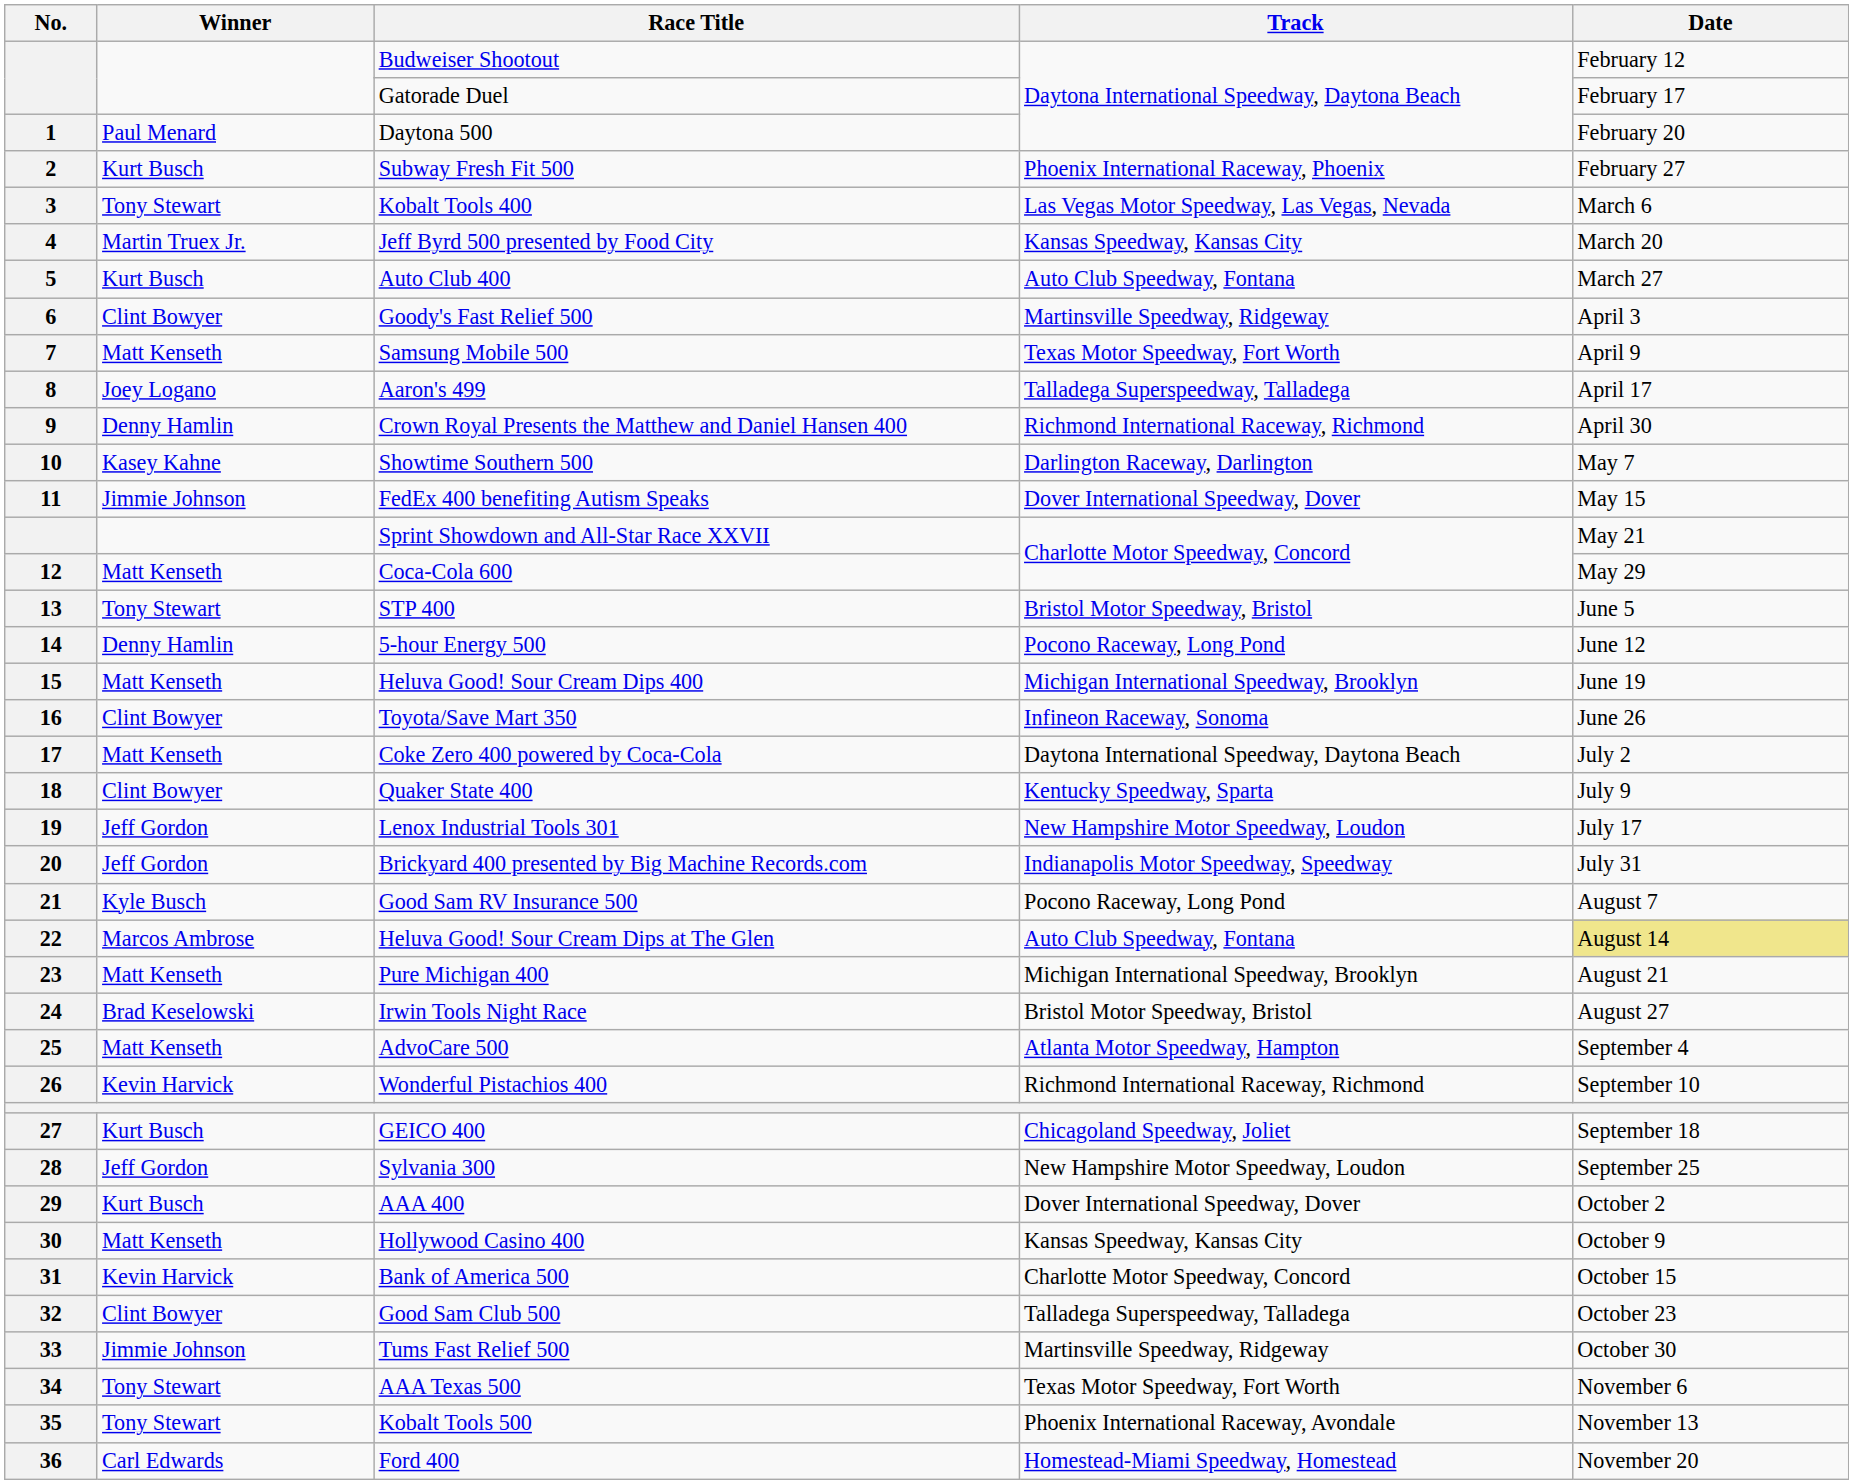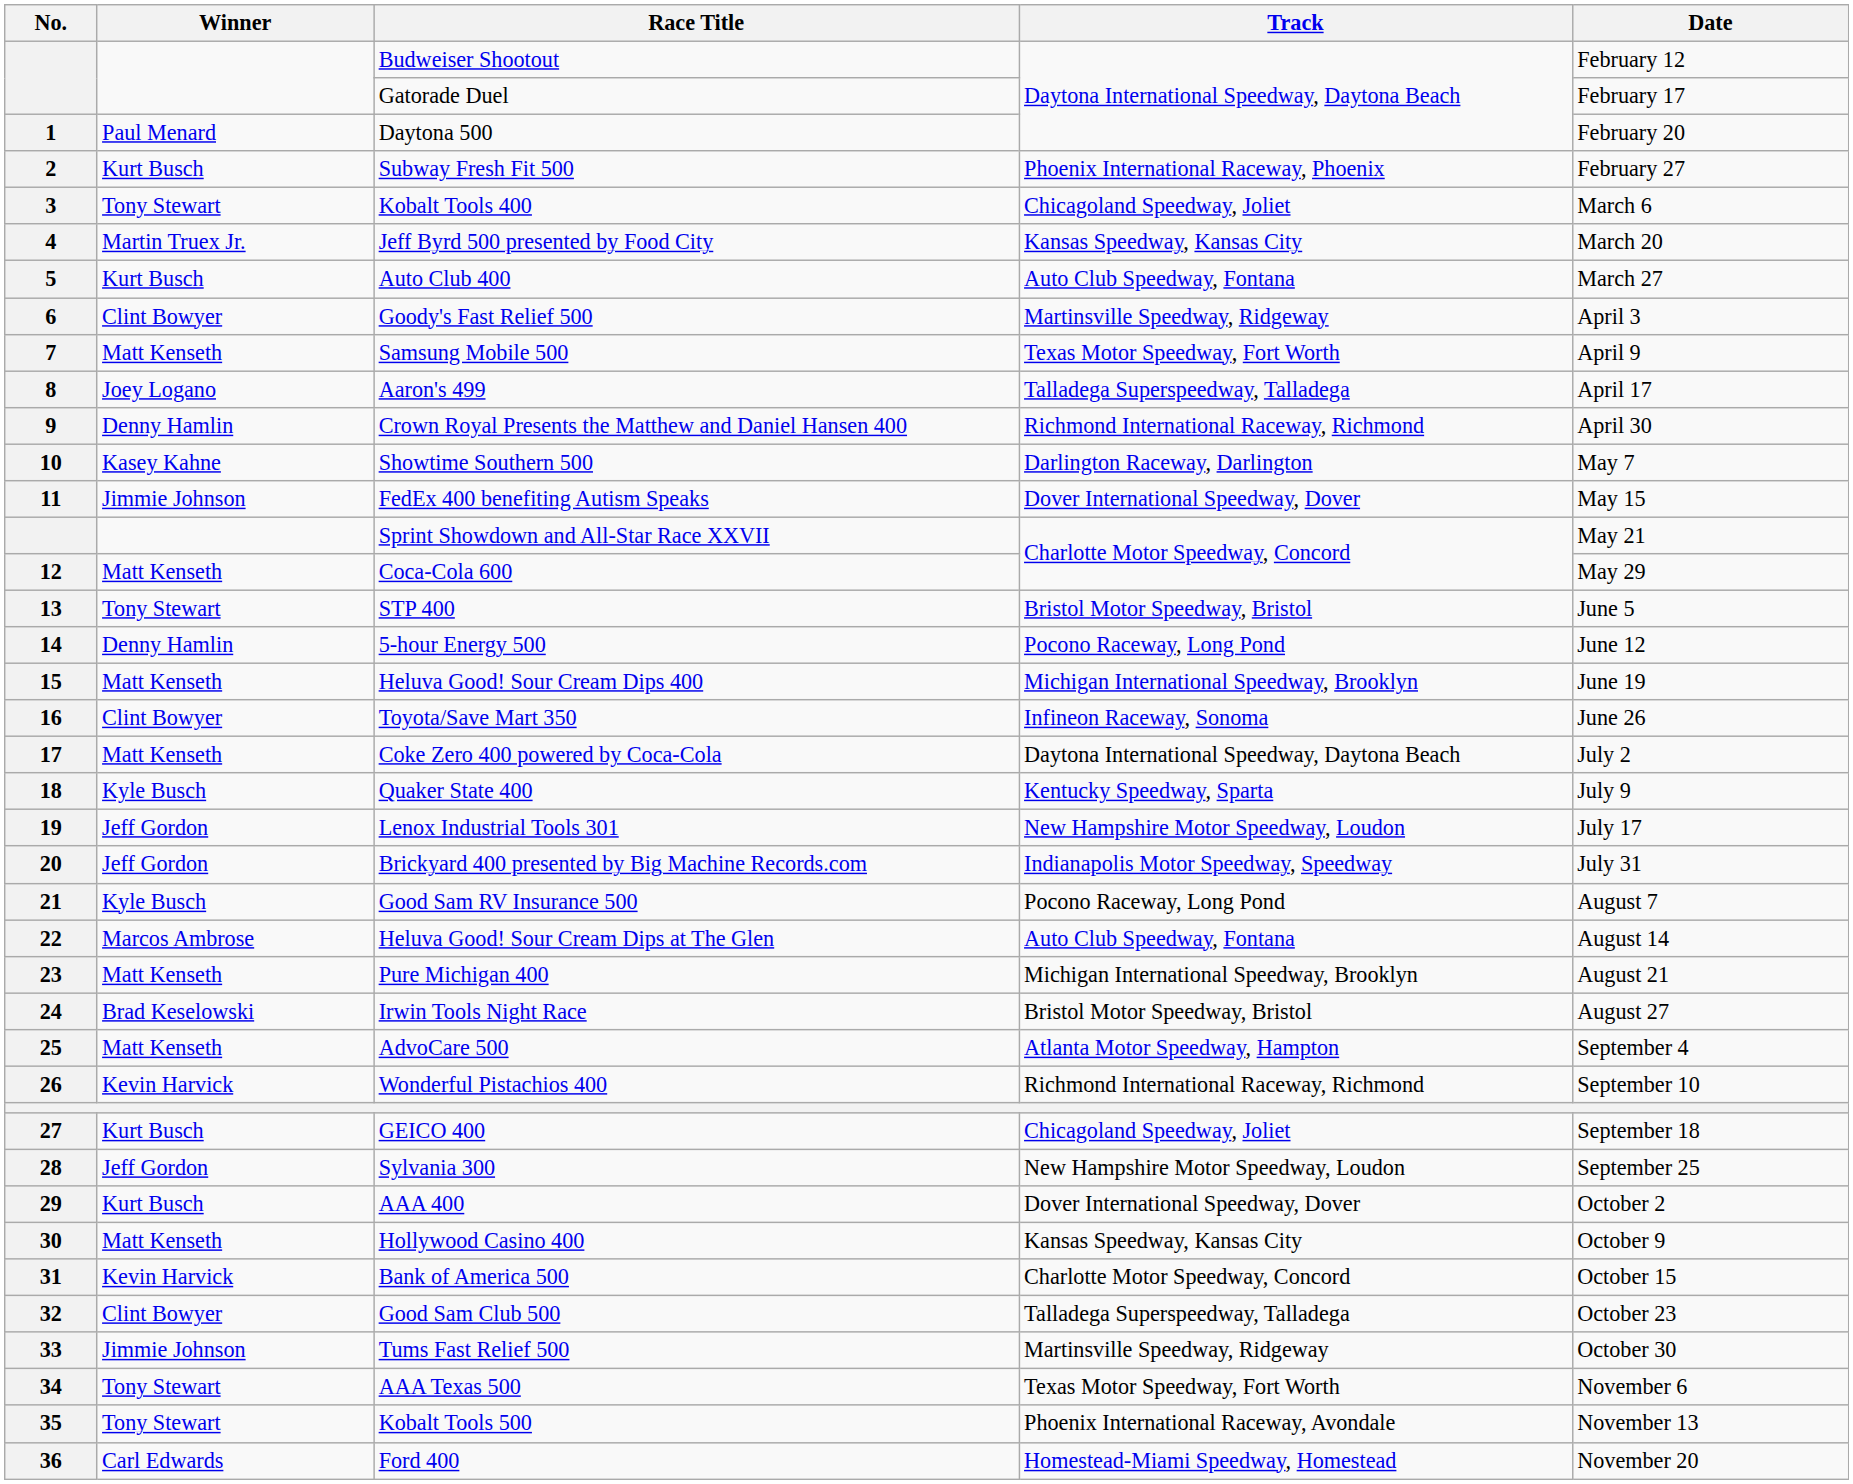(1237, 205) Las Vegas Motor Speedway, Las Vegas, Nevada -> (1157, 205) Chicagoland Speedway, Joliet
(162, 791) Clint Bowyer -> (154, 791) Kyle Busch
(1623, 937) khaki background -> (1623, 937) no background
